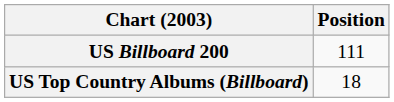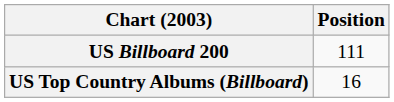(351, 81) 18 -> (351, 81) 16
